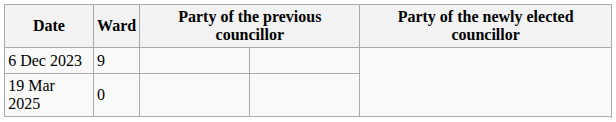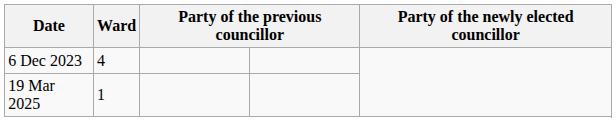(101, 60) 9 -> (101, 60) 4
(101, 94) 0 -> (101, 94) 1
